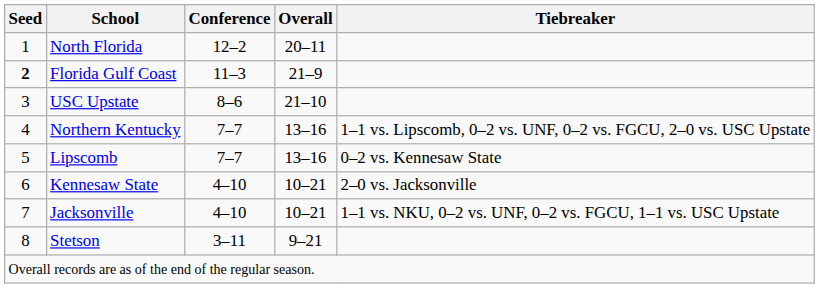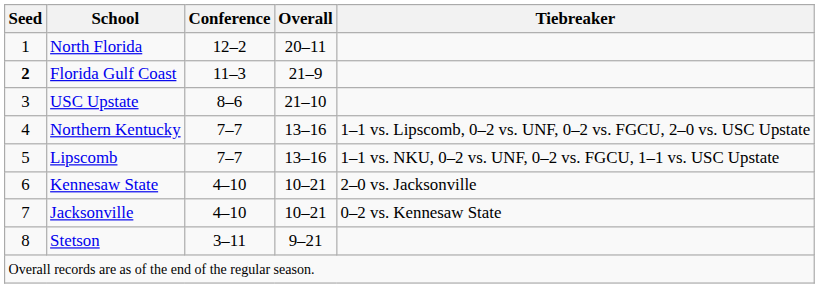(421, 157) 0–2 vs. Kennesaw State -> (560, 157) 1–1 vs. NKU, 0–2 vs. UNF, 0–2 vs. FGCU, 1–1 vs. USC Upstate
(560, 213) 1–1 vs. NKU, 0–2 vs. UNF, 0–2 vs. FGCU, 1–1 vs. USC Upstate -> (421, 213) 0–2 vs. Kennesaw State
